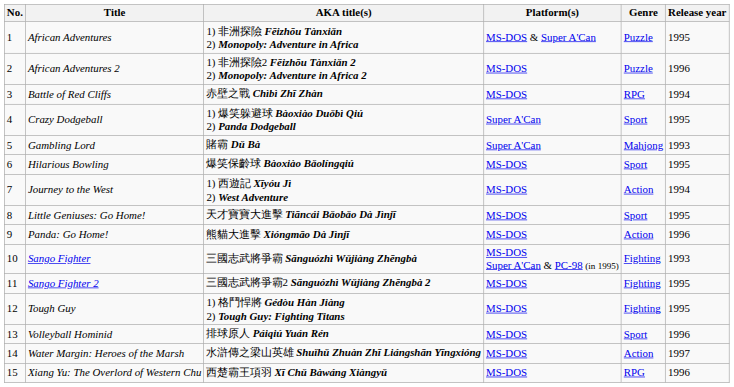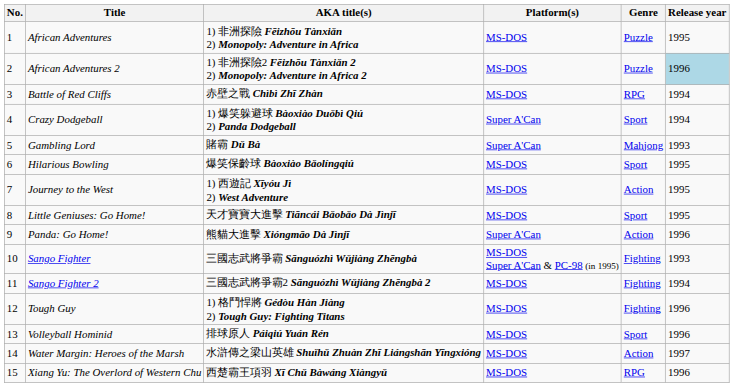(541, 37) MS-DOS & Super A'Can -> (507, 37) MS-DOS
(679, 69) no background -> (679, 69) lightblue background
(679, 119) 1995 -> (679, 119) 1994
(679, 190) 1994 -> (679, 190) 1995
(507, 234) MS-DOS -> (513, 234) Super A'Can
(679, 283) 1995 -> (679, 283) 1994
(679, 308) 1995 -> (679, 308) 1996
